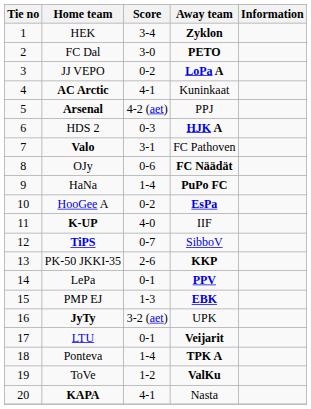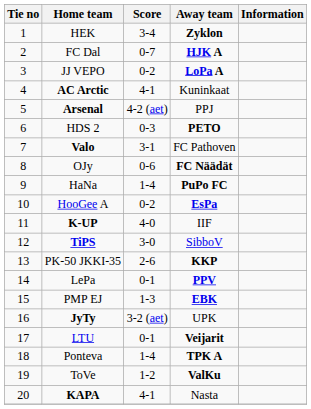(147, 52) 3-0 -> (147, 52) 0-7
(204, 52) PETO -> (204, 52) HJK A
(204, 128) HJK A -> (204, 128) PETO
(147, 242) 0-7 -> (147, 242) 3-0
